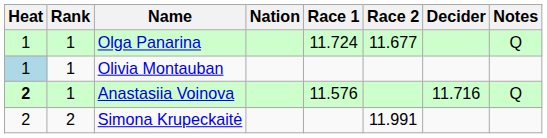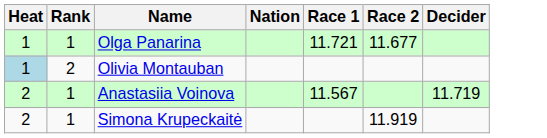- column: (516, 17)
(334, 42) 11.724 -> (334, 42) 11.721
(70, 68) 1 -> (70, 68) 2
(26, 94) bold -> (26, 94) normal
(334, 94) 11.576 -> (334, 94) 11.567
(456, 94) 11.716 -> (456, 94) 11.719
(70, 119) 2 -> (70, 119) 1
(393, 119) 11.991 -> (393, 119) 11.919
